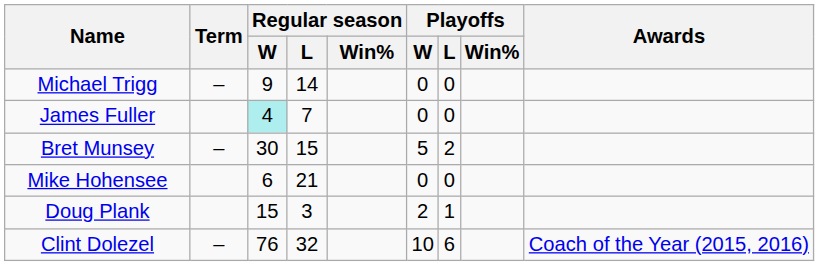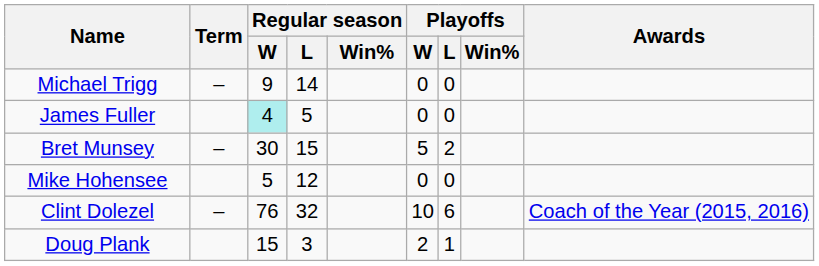(307, 116) 7 -> (307, 116) 5
(267, 180) 6 -> (267, 180) 5
(307, 180) 21 -> (307, 180) 12
rows swapped: (97, 212) <-> (97, 244)
